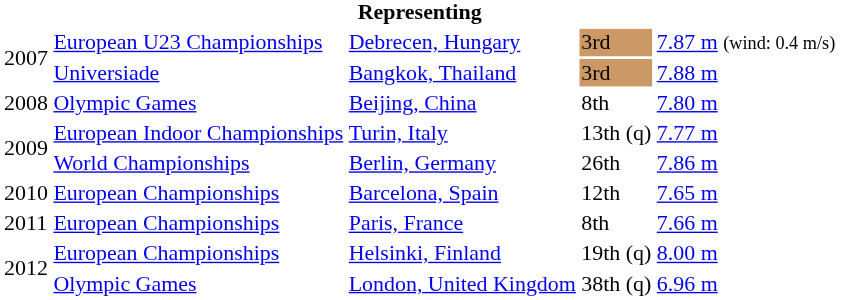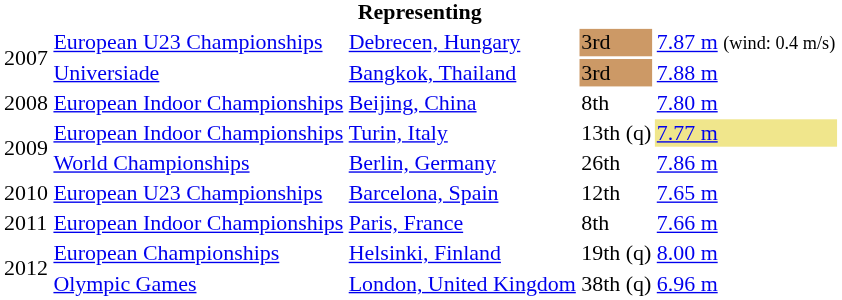(125, 102) Olympic Games -> (198, 102) European Indoor Championships
(687, 132) no background -> (687, 132) khaki background
(166, 193) European Championships -> (188, 193) European U23 Championships
(166, 223) European Championships -> (198, 223) European Indoor Championships
